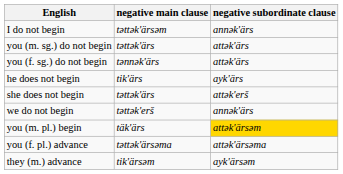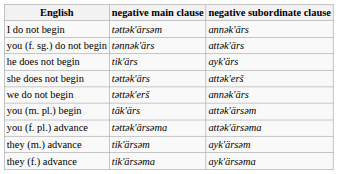- row: (59, 45)
(237, 128) gold background -> (232, 111) no background
+ row: (42, 161)
